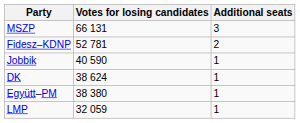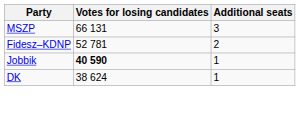(91, 61) normal -> (91, 61) bold
- row: (32, 93)
- row: (17, 110)
